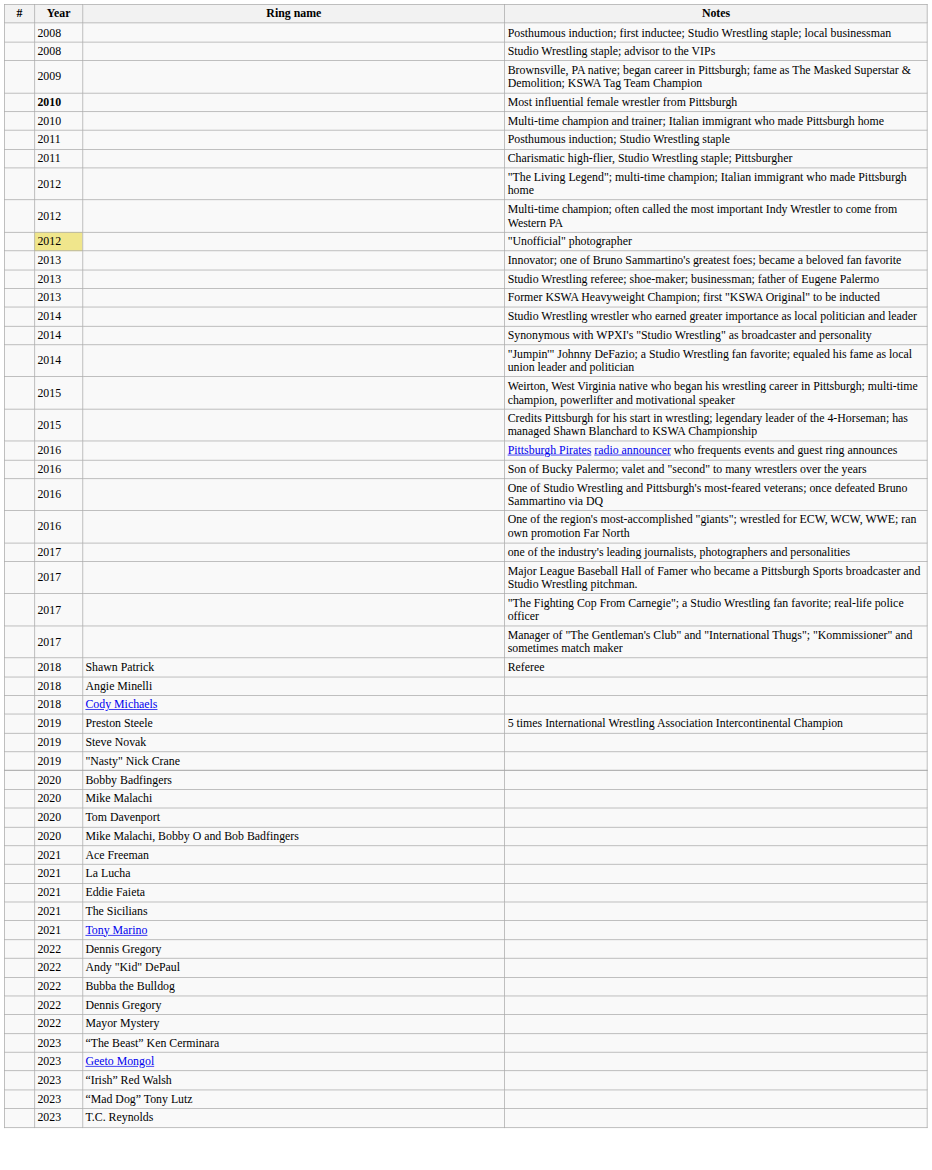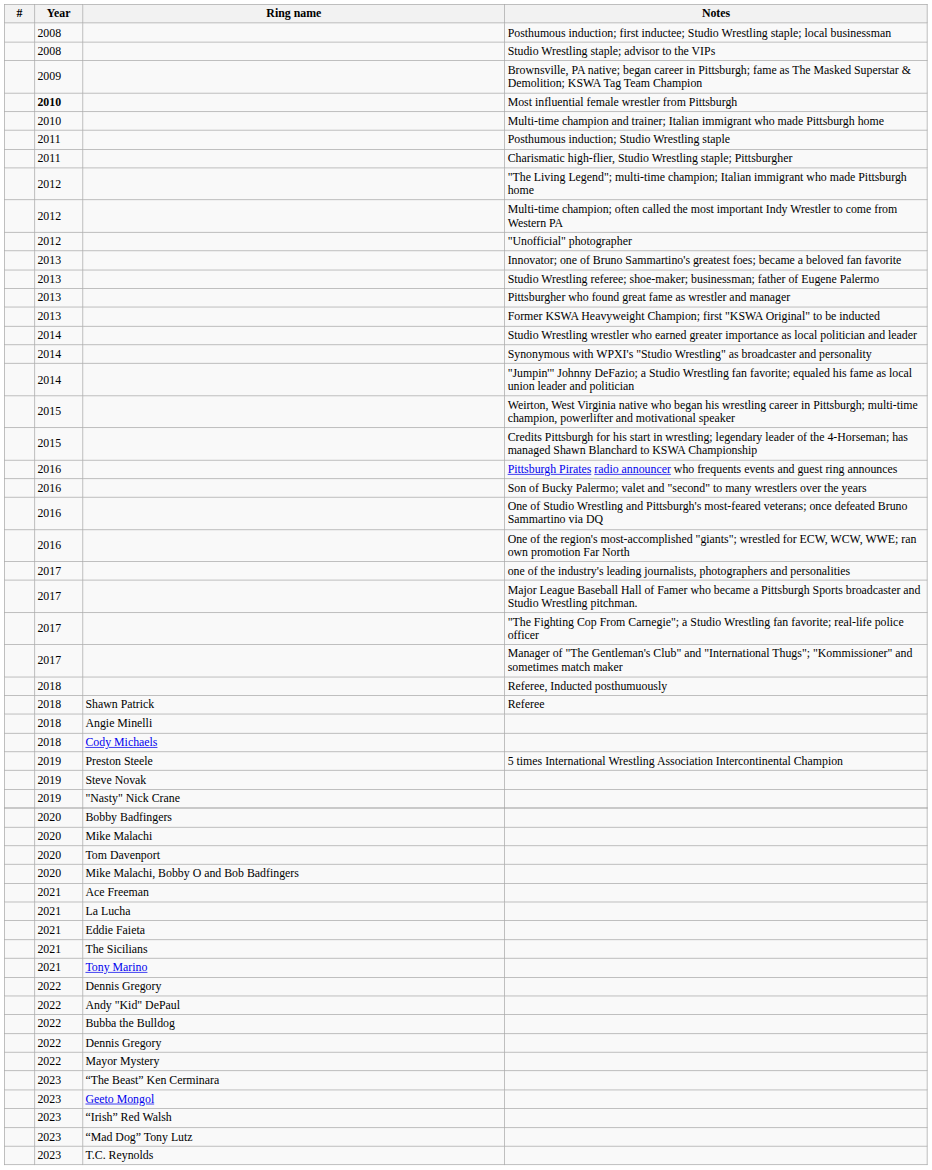(49, 241) khaki background -> (49, 241) no background
+ row: (294, 298)
+ row: (294, 686)
